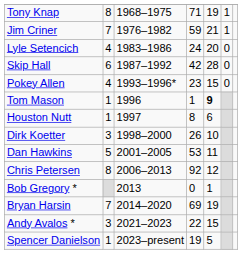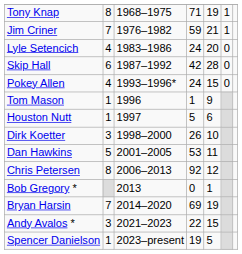(195, 83) 23 -> (195, 83) 24
(210, 100) bold -> (210, 100) normal
(192, 118) 8 -> (192, 118) 5
